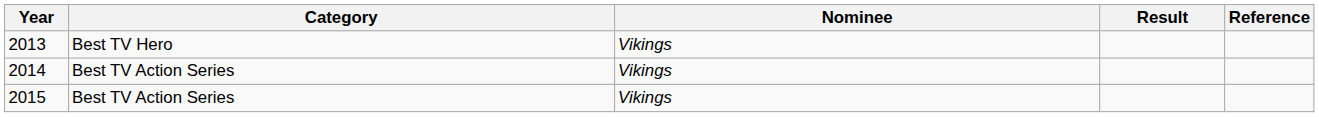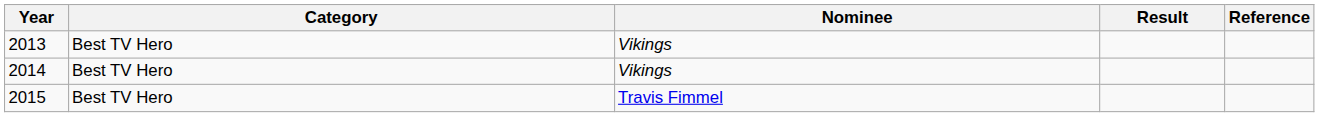(153, 71) Best TV Action Series -> (122, 71) Best TV Hero
(153, 97) Best TV Action Series -> (122, 97) Best TV Hero
(645, 97) Vikings -> (670, 97) Travis Fimmel
